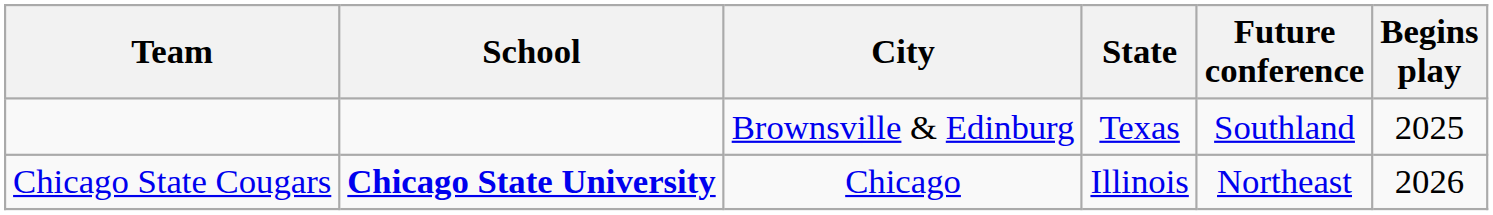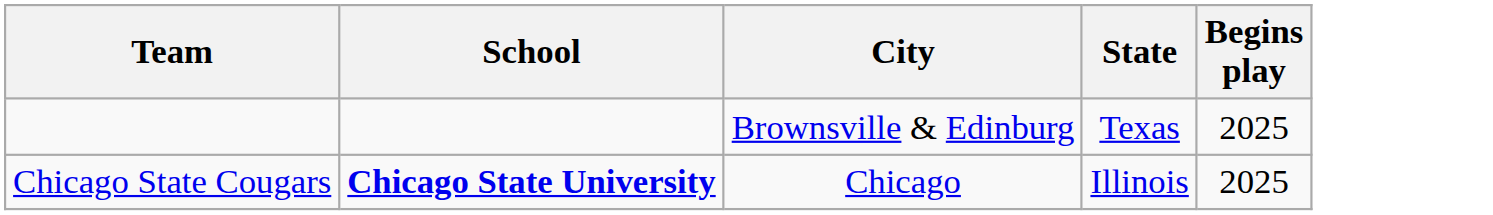- column: (1285, 51)
(1429, 181) 2026 -> (1254, 181) 2025
